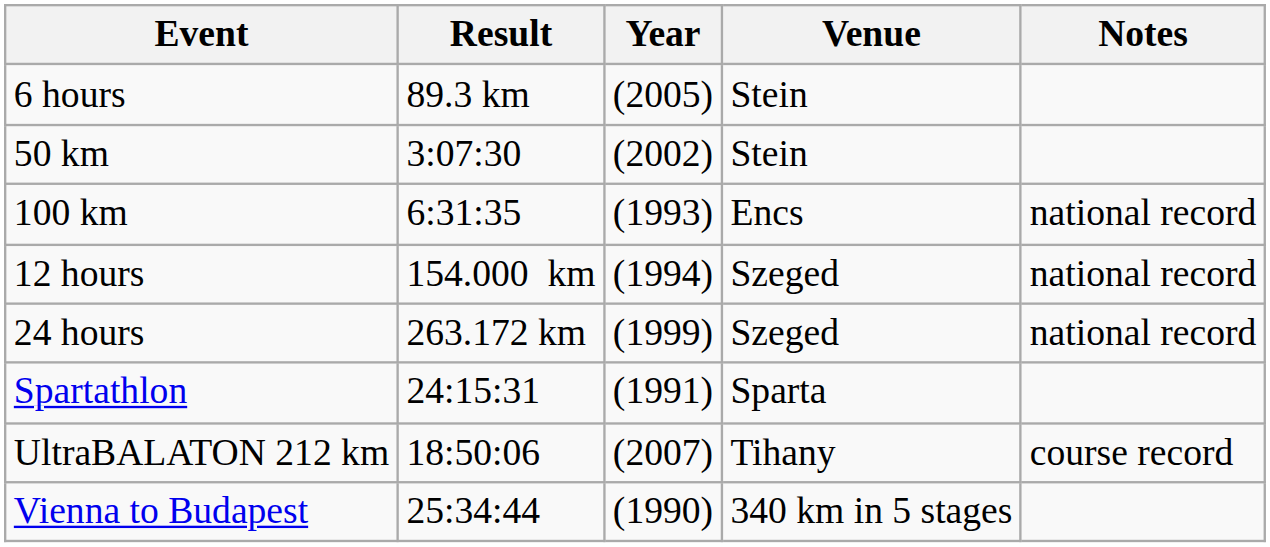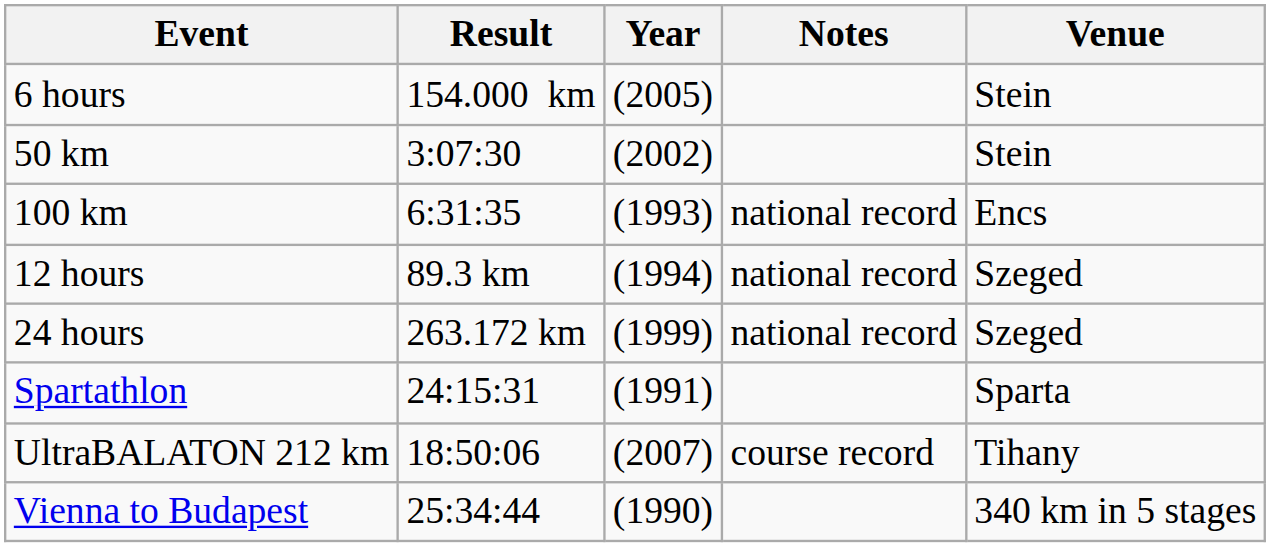columns swapped: (871, 34) <-> (1143, 34)
(468, 93) 89.3 km -> (501, 93) 154.000 km
(501, 272) 154.000 km -> (468, 272) 89.3 km
